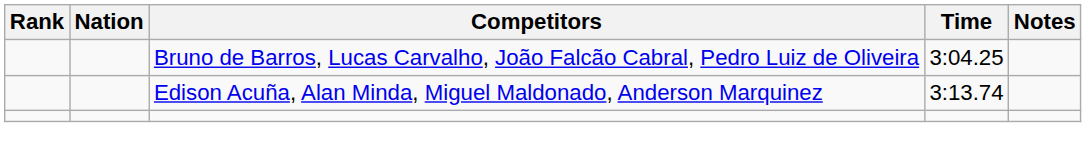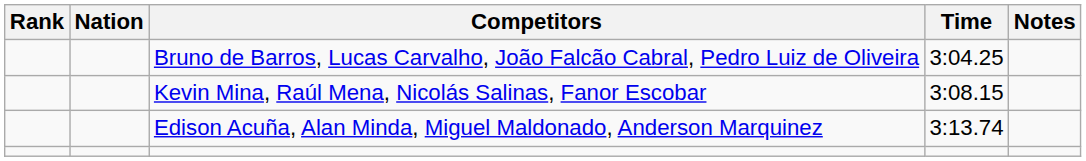+ row: (430, 92)
